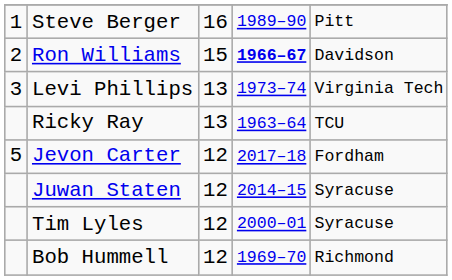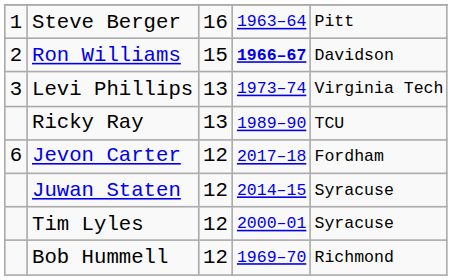(272, 22) 1989–90 -> (272, 22) 1963–64
(272, 123) 1963–64 -> (272, 123) 1989–90
(16, 156) 5 -> (16, 156) 6
